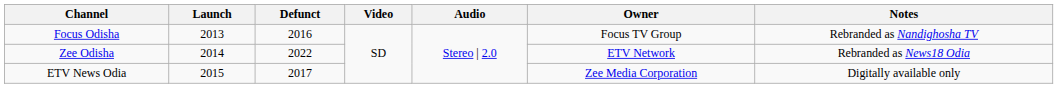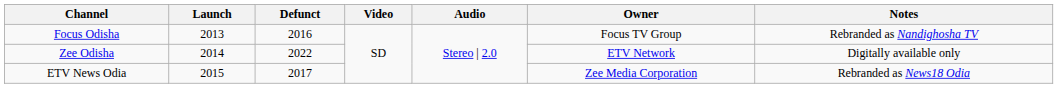(904, 54) Rebranded as News18 Odia -> (904, 54) Digitally available only
(904, 73) Digitally available only -> (904, 73) Rebranded as News18 Odia
